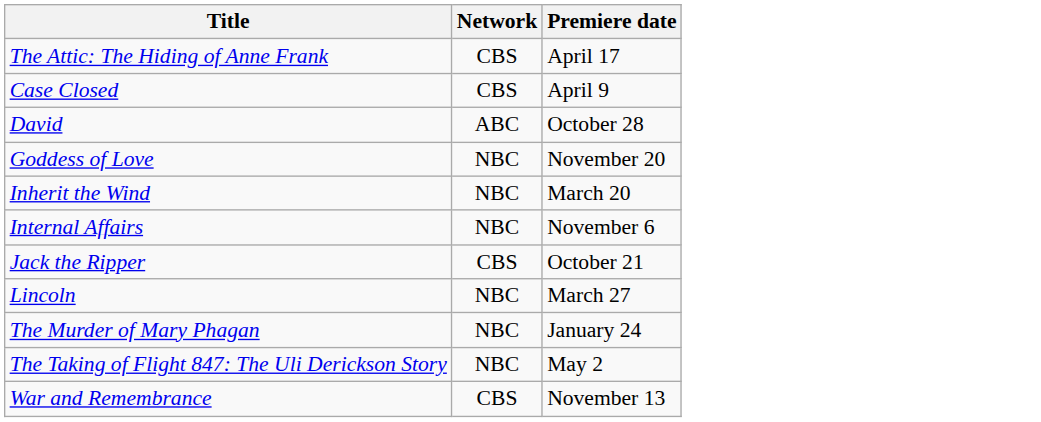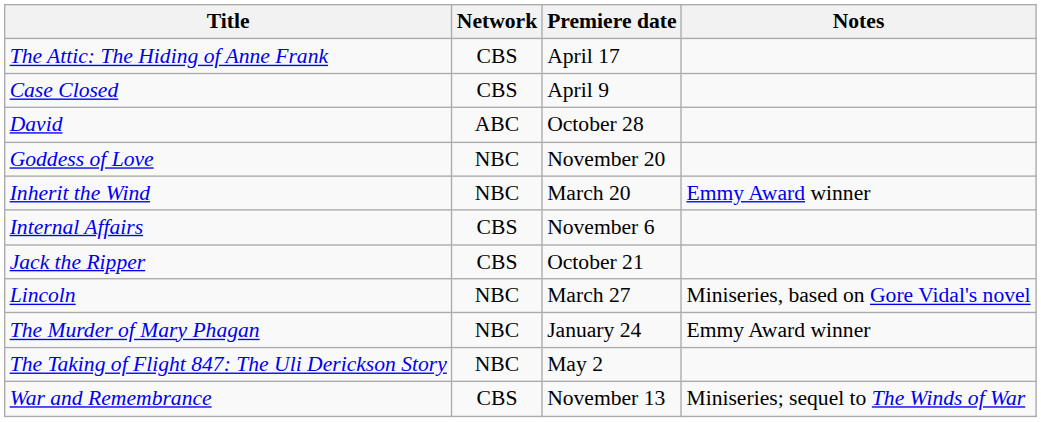+ column: (859, 21)
(497, 227) NBC -> (497, 227) CBS
